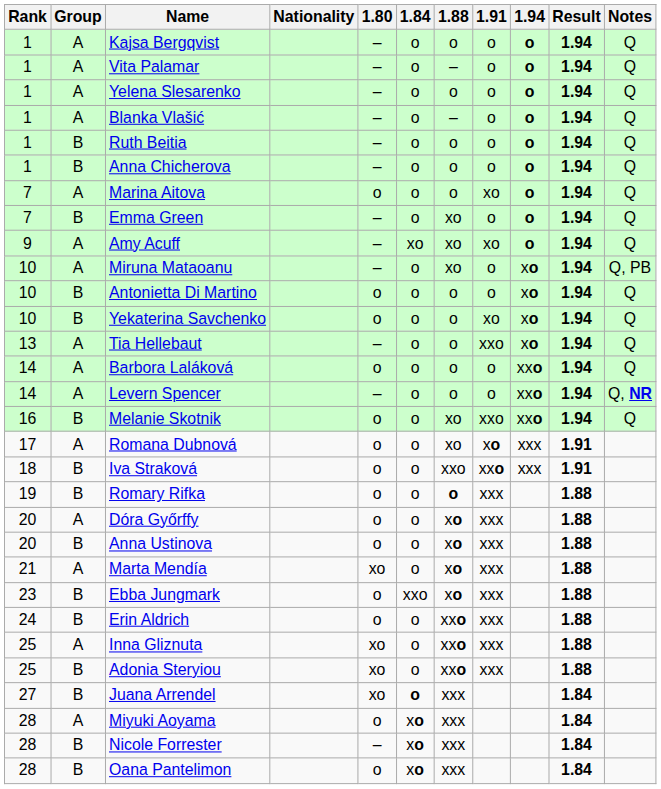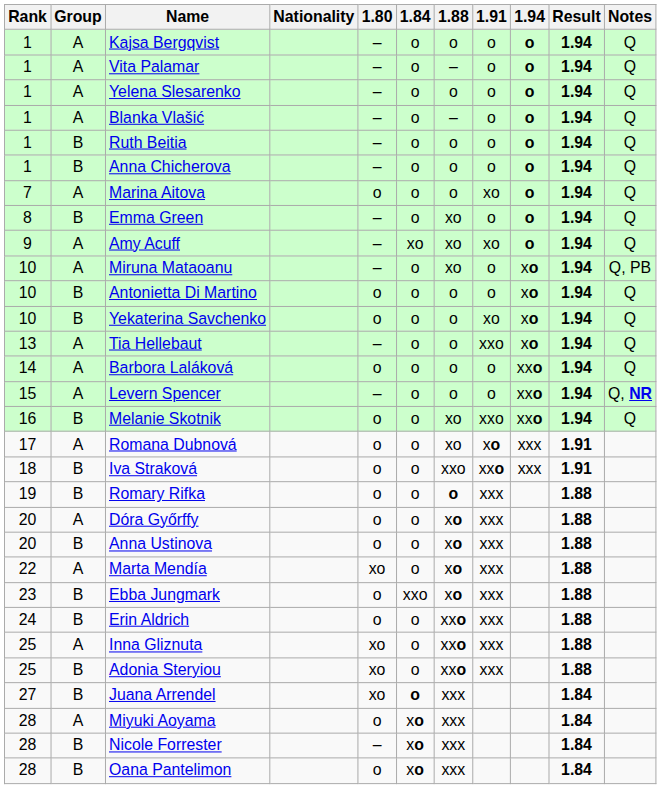(28, 218) 7 -> (28, 218) 8
(28, 393) 14 -> (28, 393) 15
(28, 569) 21 -> (28, 569) 22
